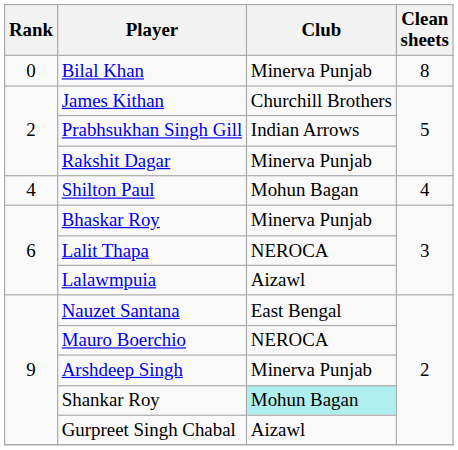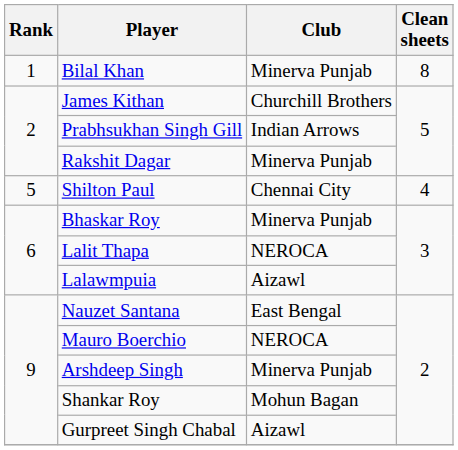(31, 70) 0 -> (31, 70) 1
(31, 190) 4 -> (31, 190) 5
(305, 190) Mohun Bagan -> (301, 190) Chennai City
(305, 400) paleturquoise background -> (305, 400) no background
